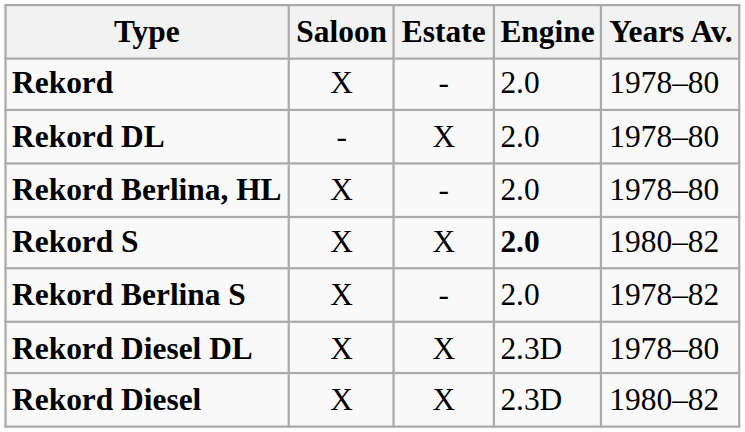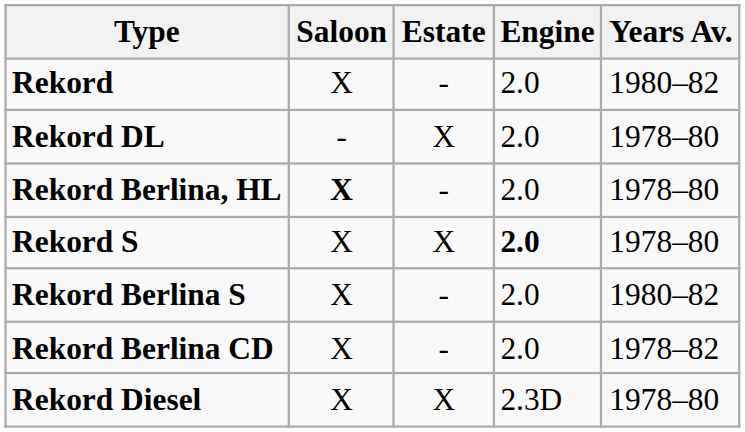(664, 83) 1978–80 -> (664, 83) 1980–82
(342, 188) normal -> (342, 188) bold
(664, 241) 1980–82 -> (664, 241) 1978–80
(664, 294) 1978–82 -> (664, 294) 1980–82
+ row: (143, 346)
- row: (132, 346)
(664, 399) 1980–82 -> (664, 399) 1978–80
